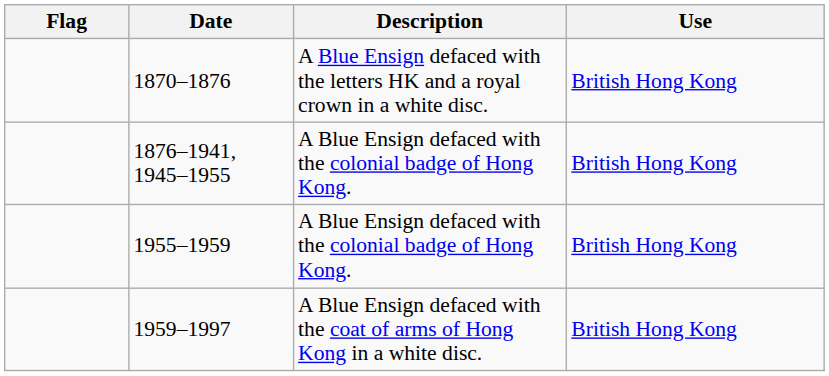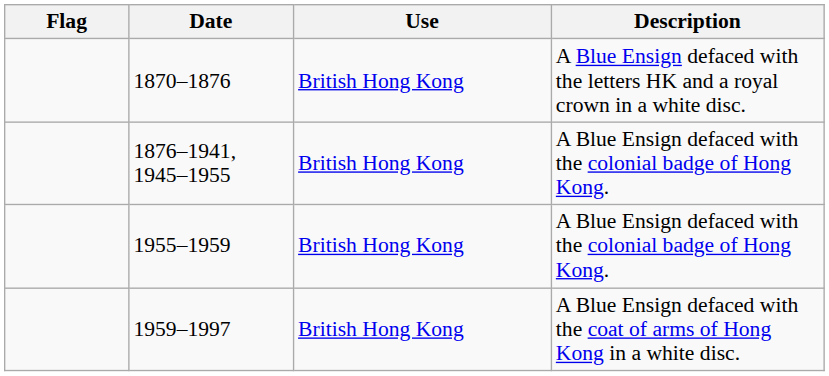columns swapped: (695, 21) <-> (430, 21)
